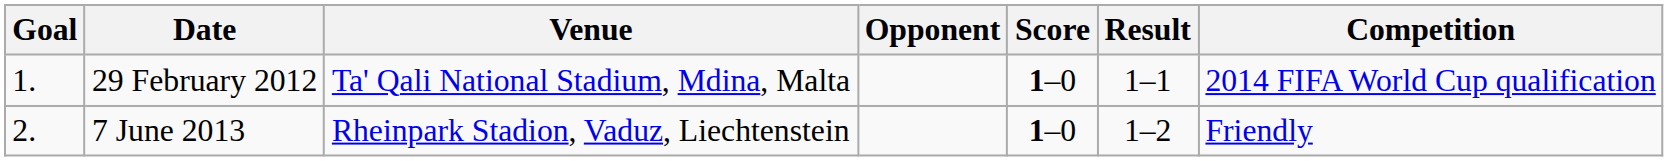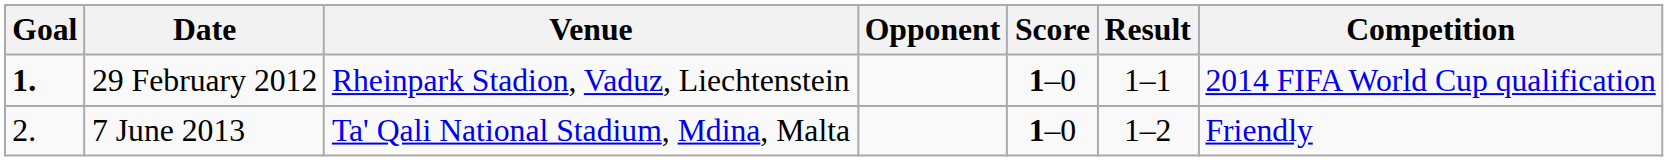(24, 79) normal -> (24, 79) bold
(591, 79) Ta' Qali National Stadium, Mdina, Malta -> (591, 79) Rheinpark Stadion, Vaduz, Liechtenstein
(591, 130) Rheinpark Stadion, Vaduz, Liechtenstein -> (591, 130) Ta' Qali National Stadium, Mdina, Malta
